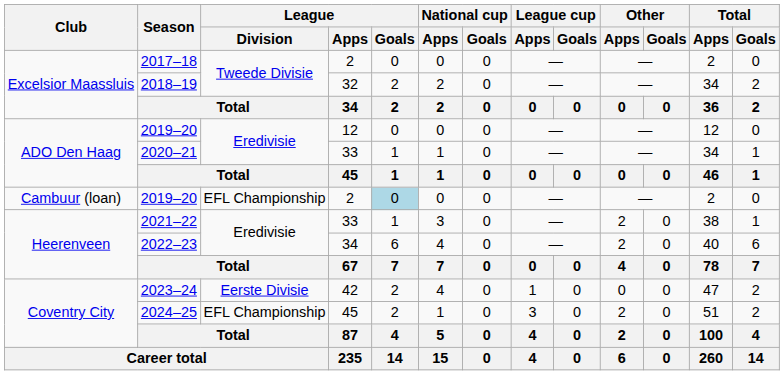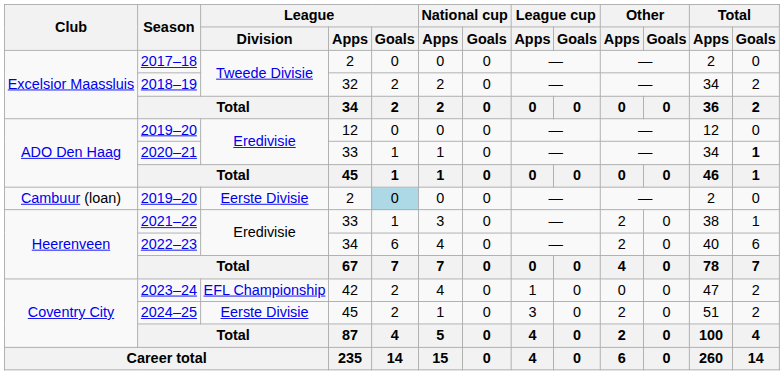(756, 152) normal -> (756, 152) bold
(265, 198) EFL Championship -> (265, 198) Eerste Divisie
(265, 289) Eerste Divisie -> (265, 289) EFL Championship
(265, 312) EFL Championship -> (265, 312) Eerste Divisie
